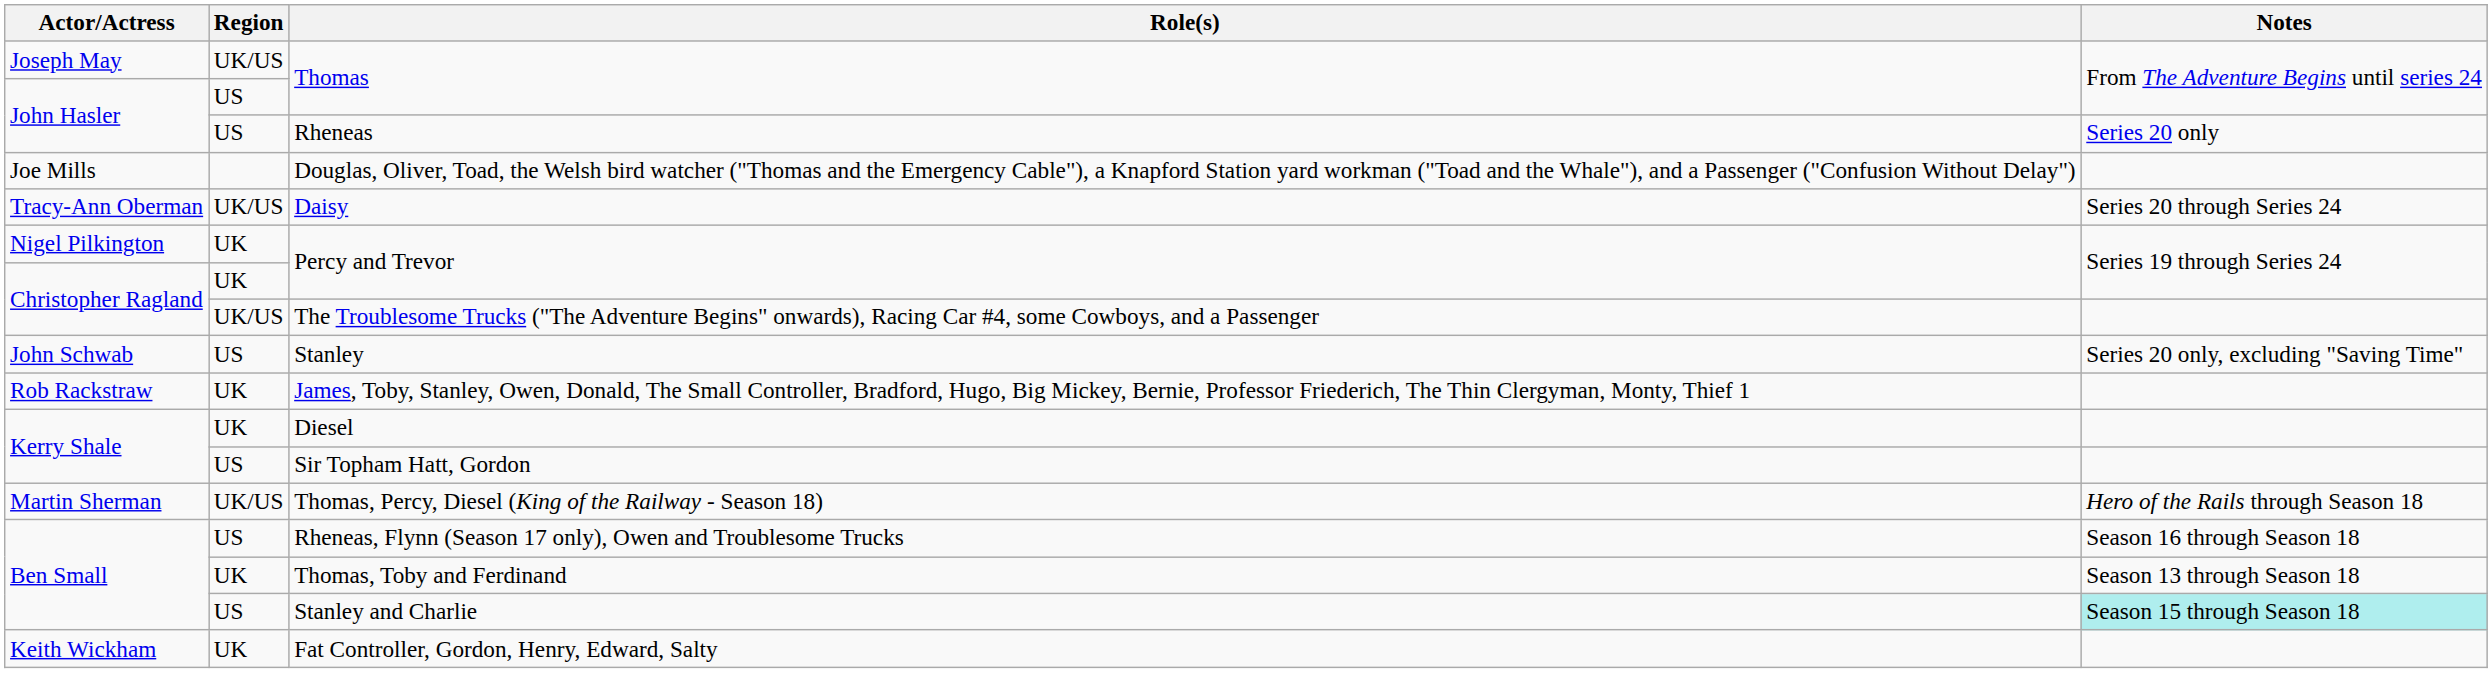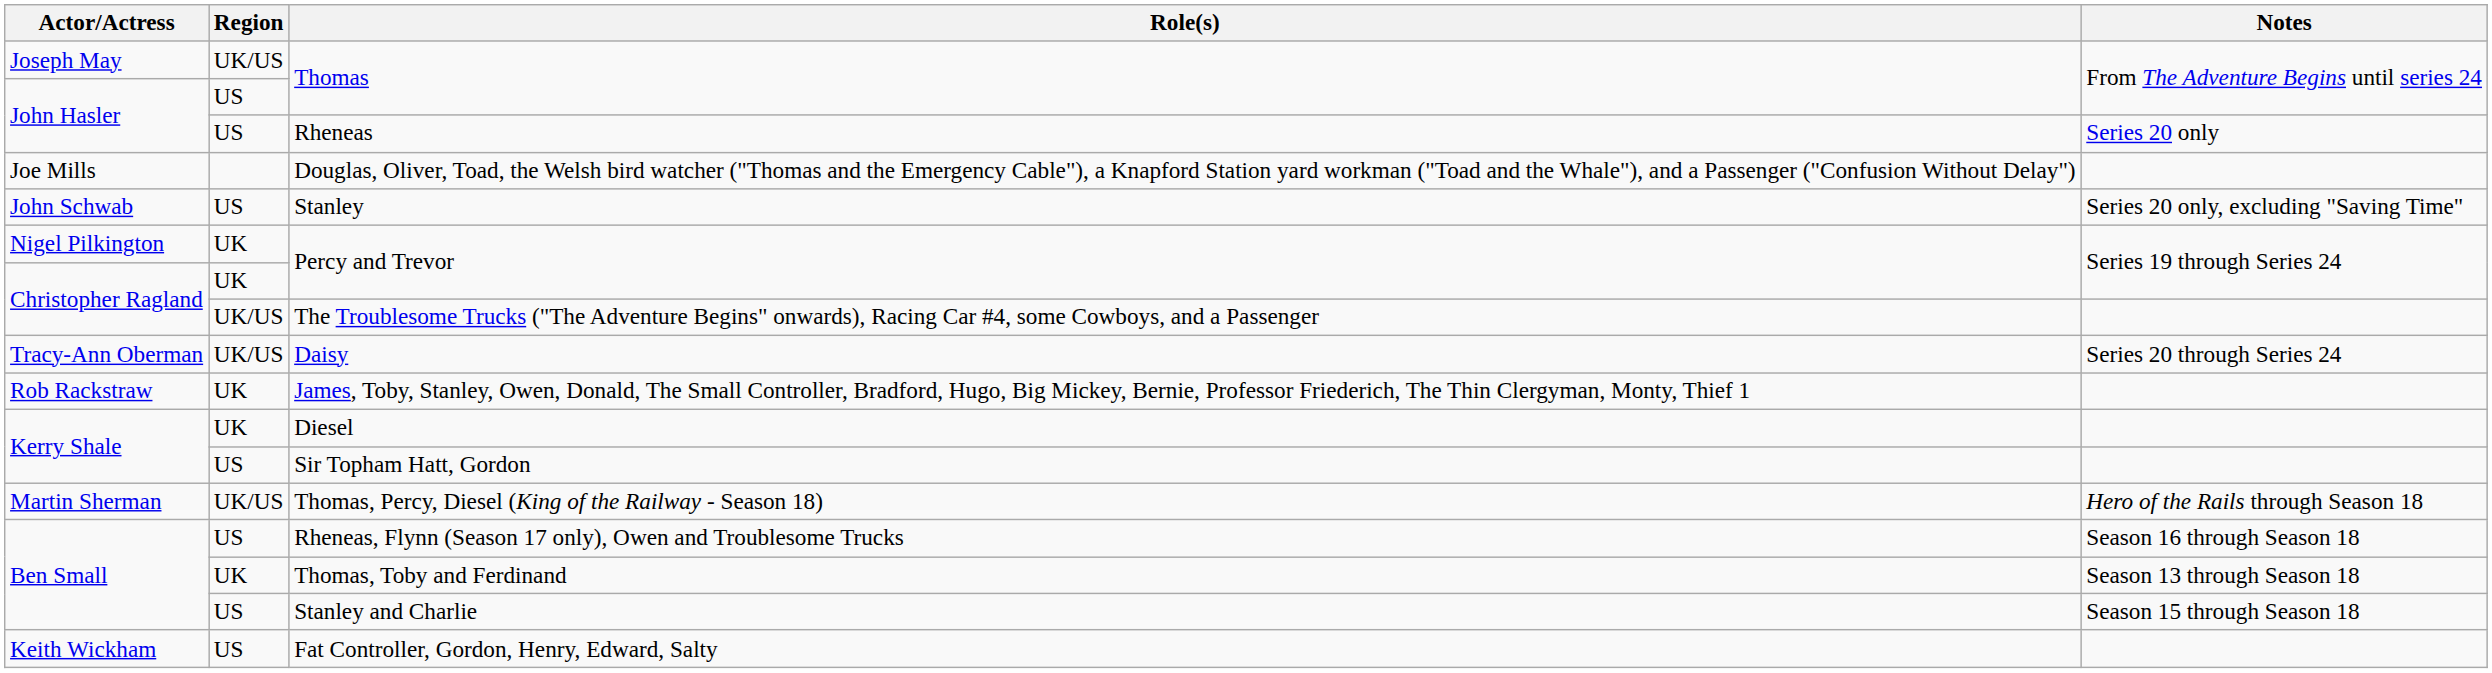rows swapped: (107, 206) <-> (72, 354)
(2223, 611) paleturquoise background -> (2223, 611) no background
(231, 648) UK -> (229, 648) US
